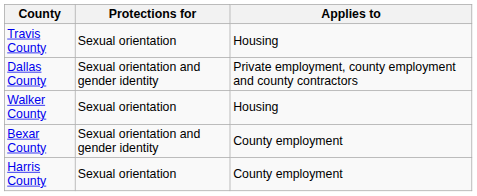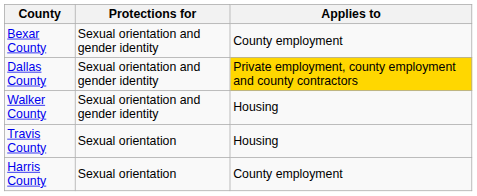rows swapped: (27, 140) <-> (27, 40)
(344, 74) no background -> (344, 74) gold background
(127, 107) Sexual orientation -> (139, 107) Sexual orientation and gender identity
